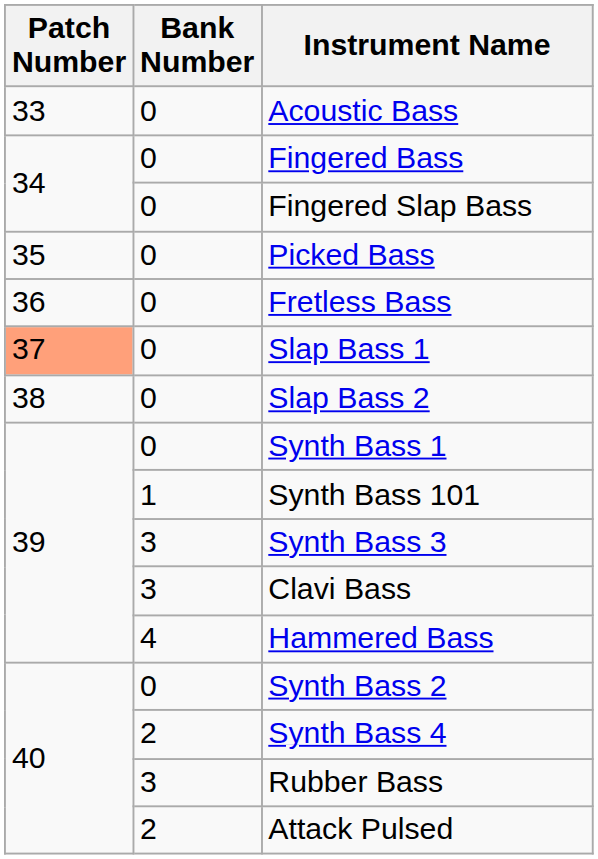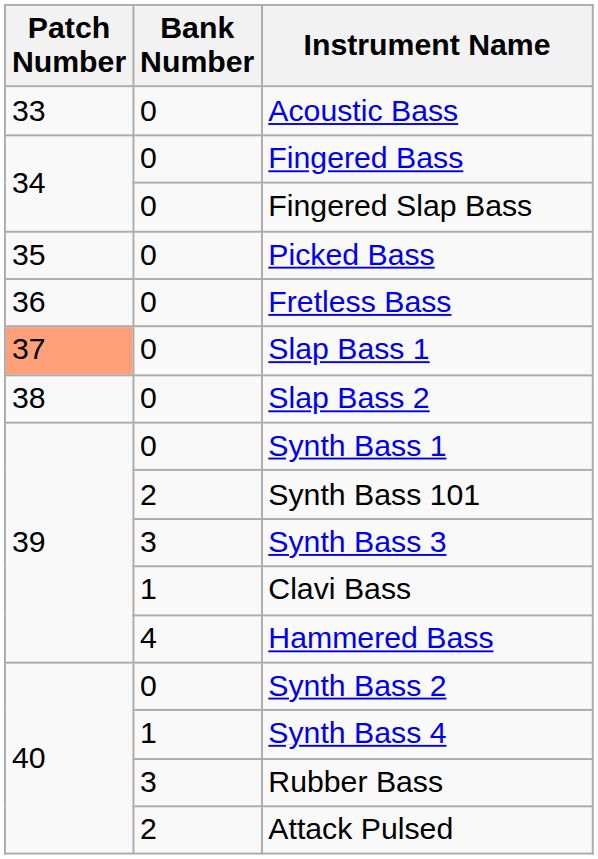(149, 494) 1 -> (149, 494) 2
(149, 590) 3 -> (149, 590) 1
(149, 733) 2 -> (149, 733) 1
